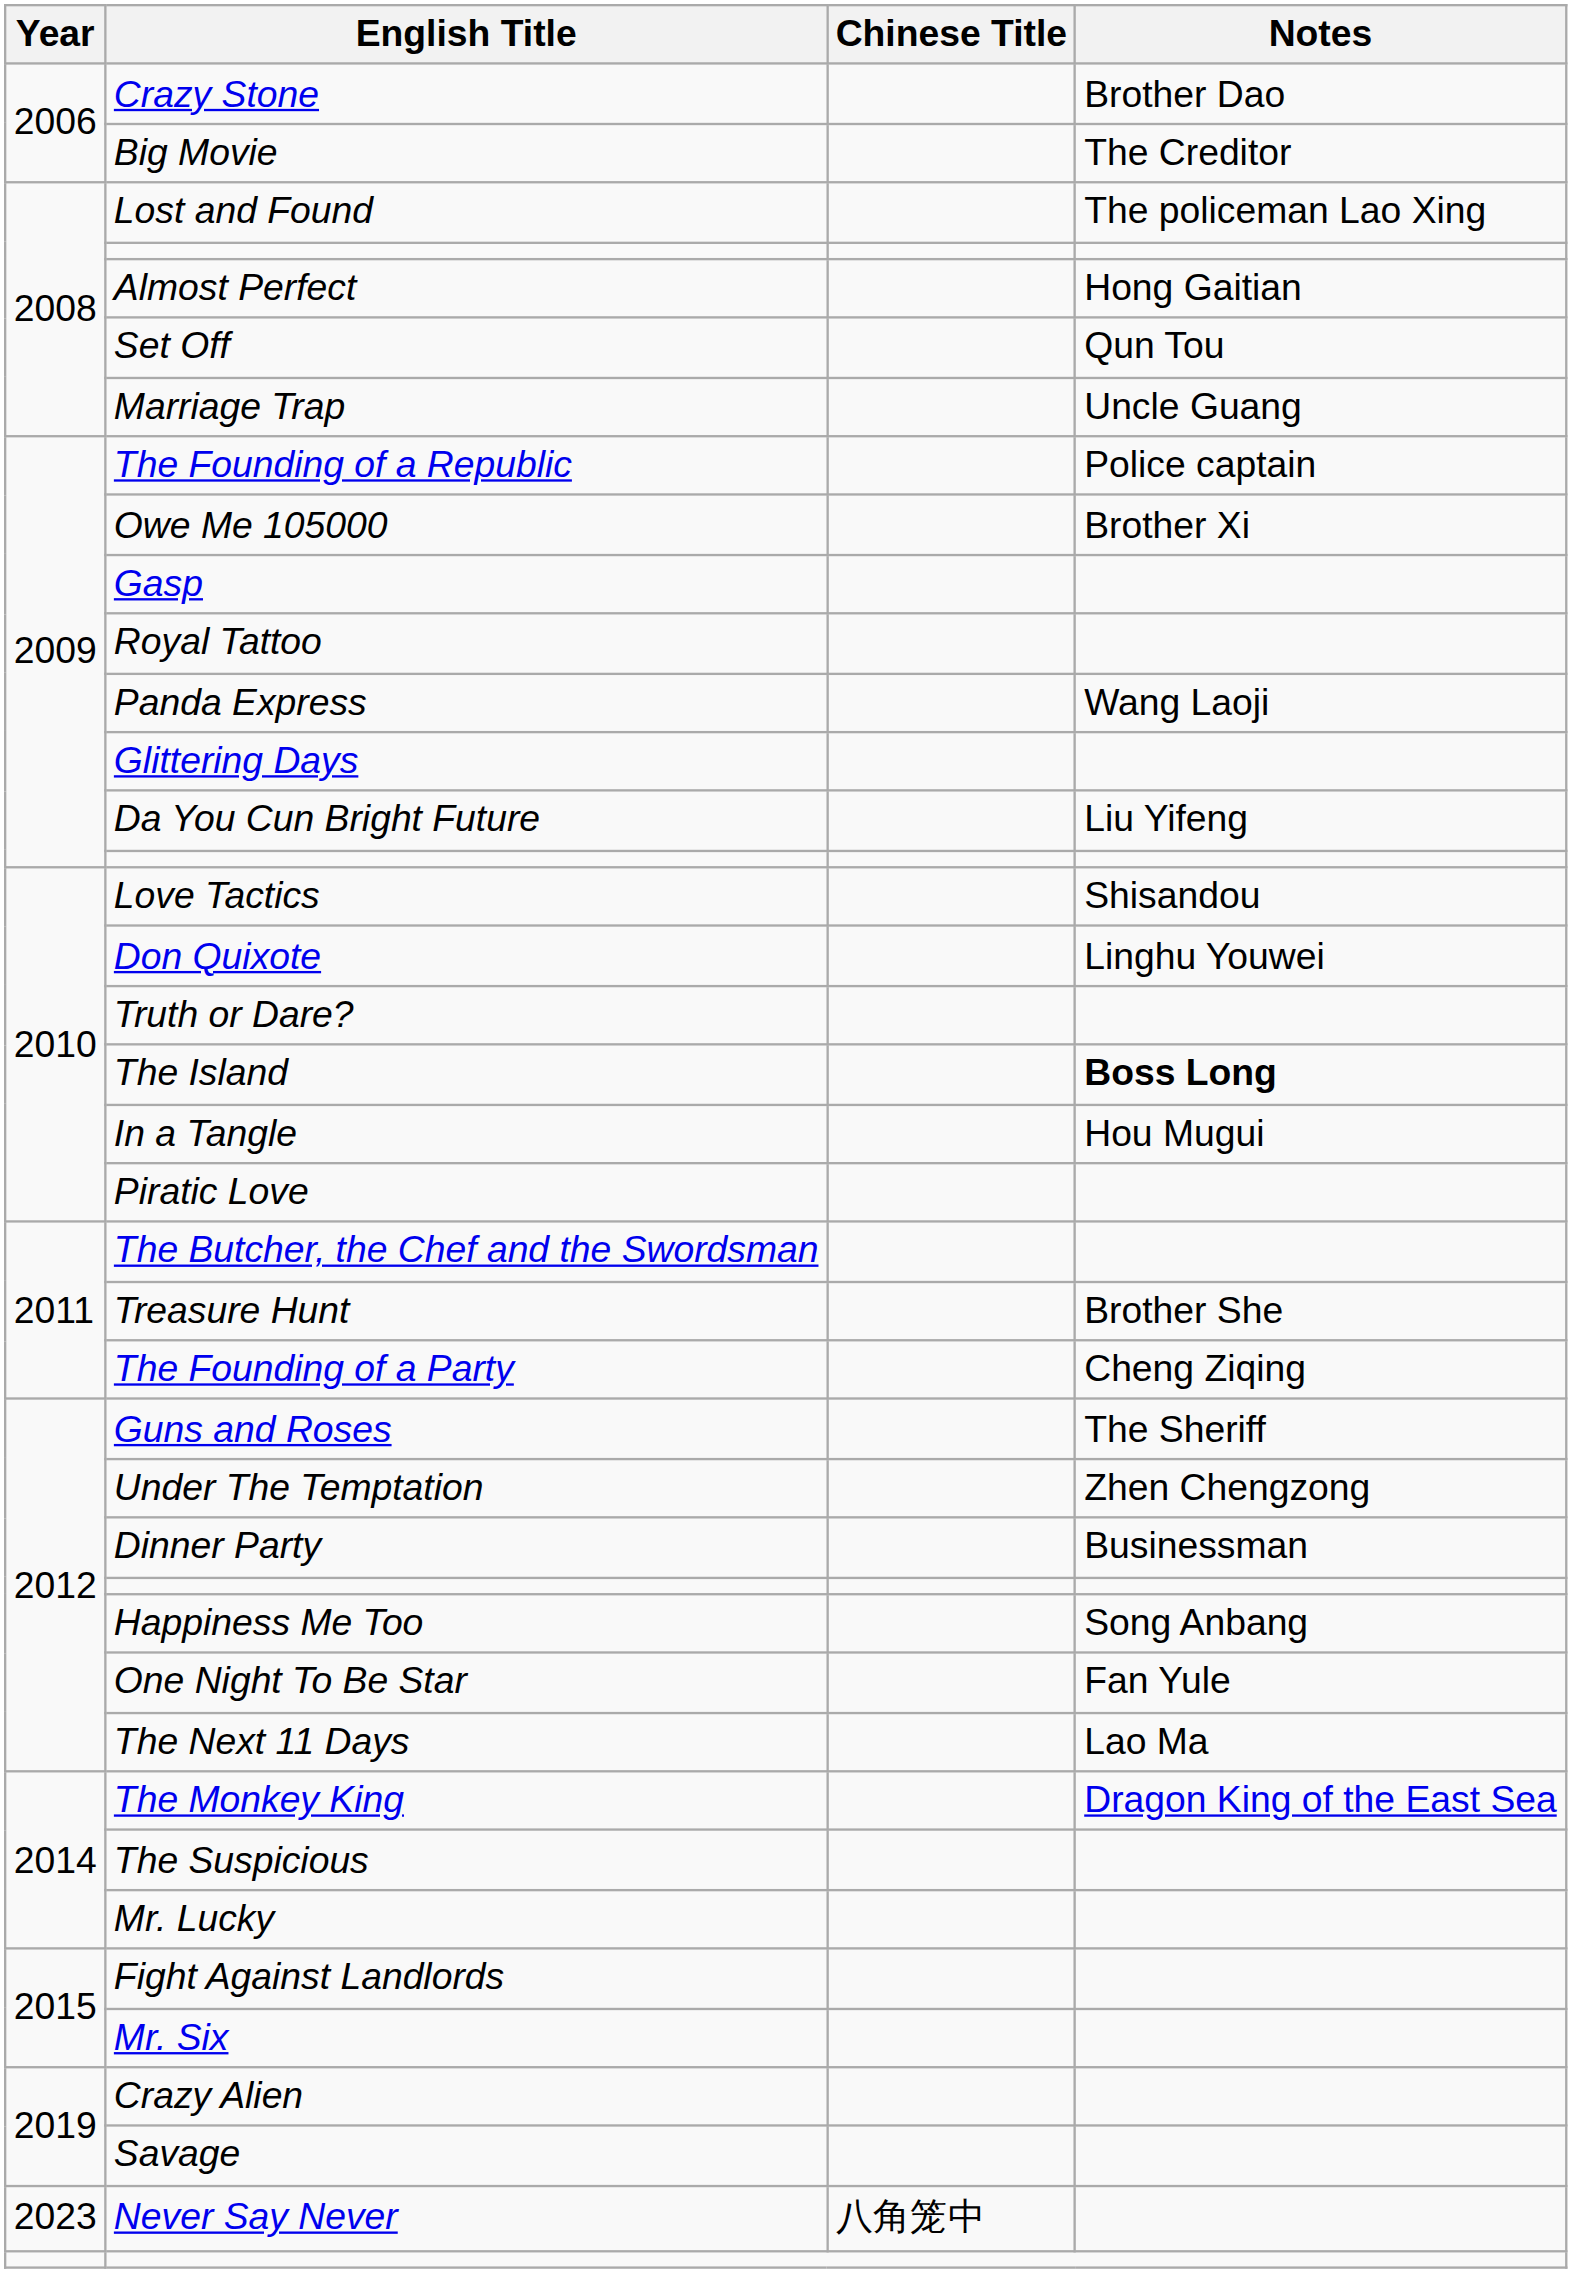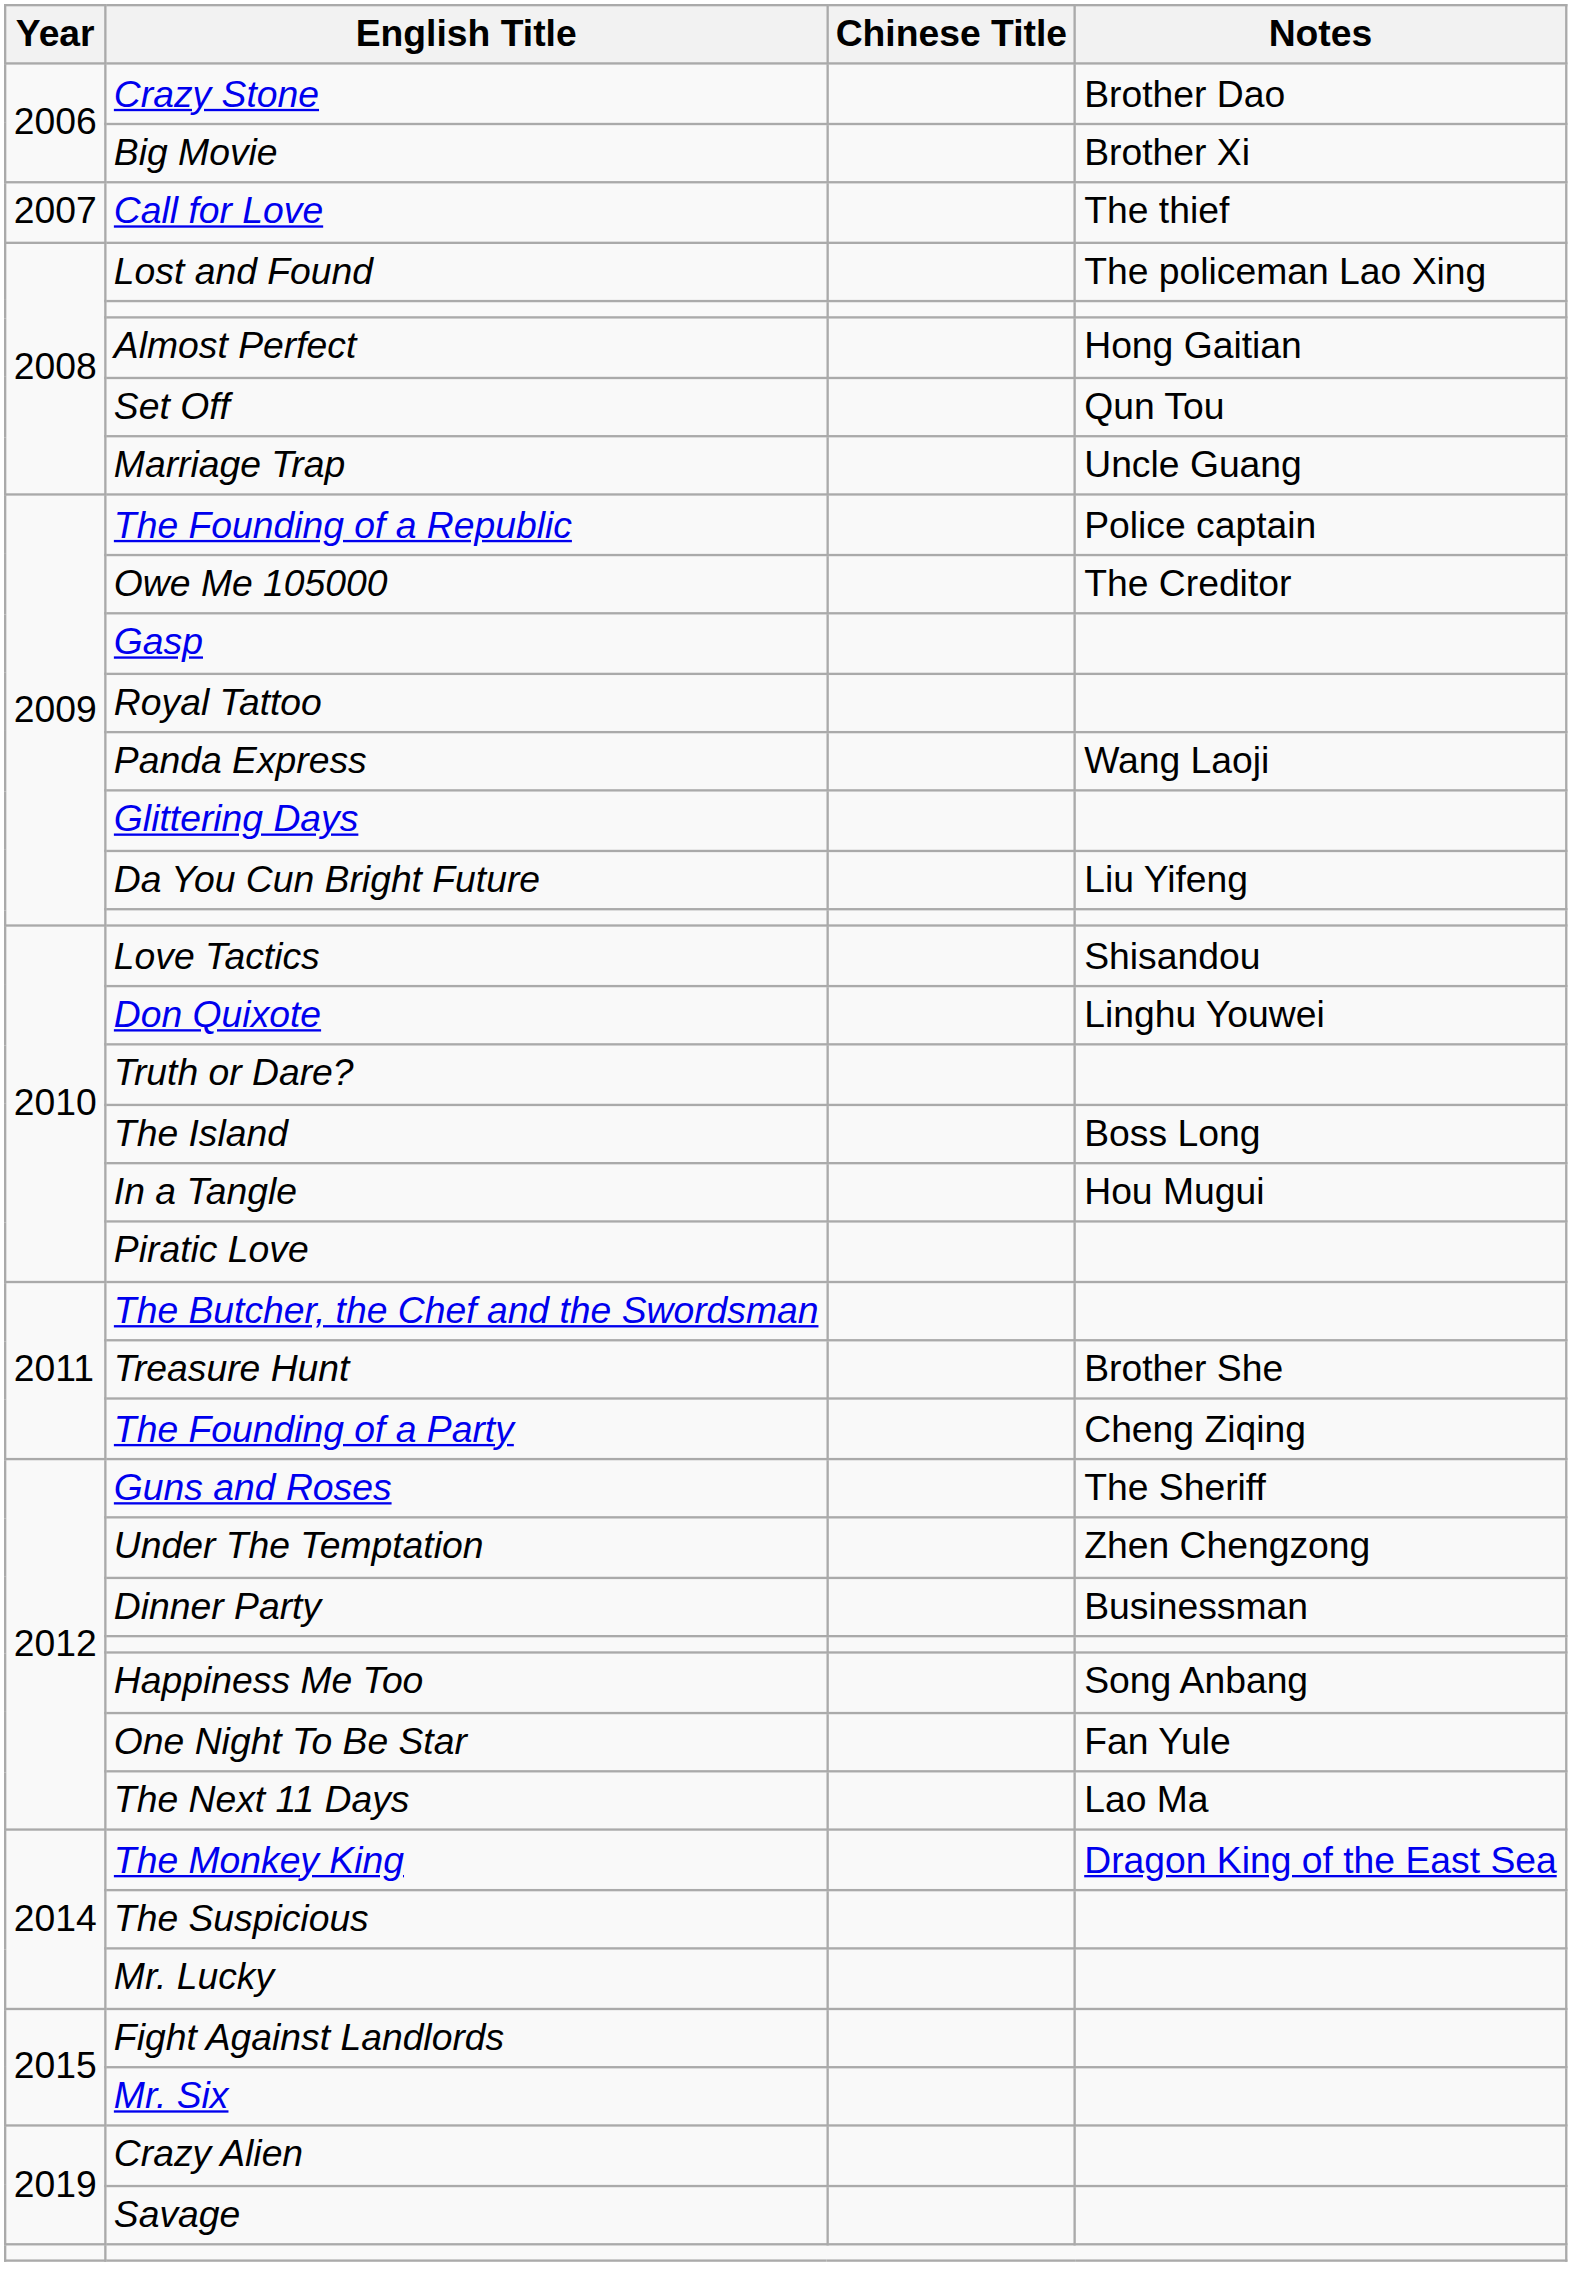(1188, 152) The Creditor -> (1167, 152) Brother Xi
+ row: (55, 211)
(1167, 524) Brother Xi -> (1188, 583) The Creditor
(1181, 1073) bold -> (1172, 1132) normal
- row: (55, 2217)
